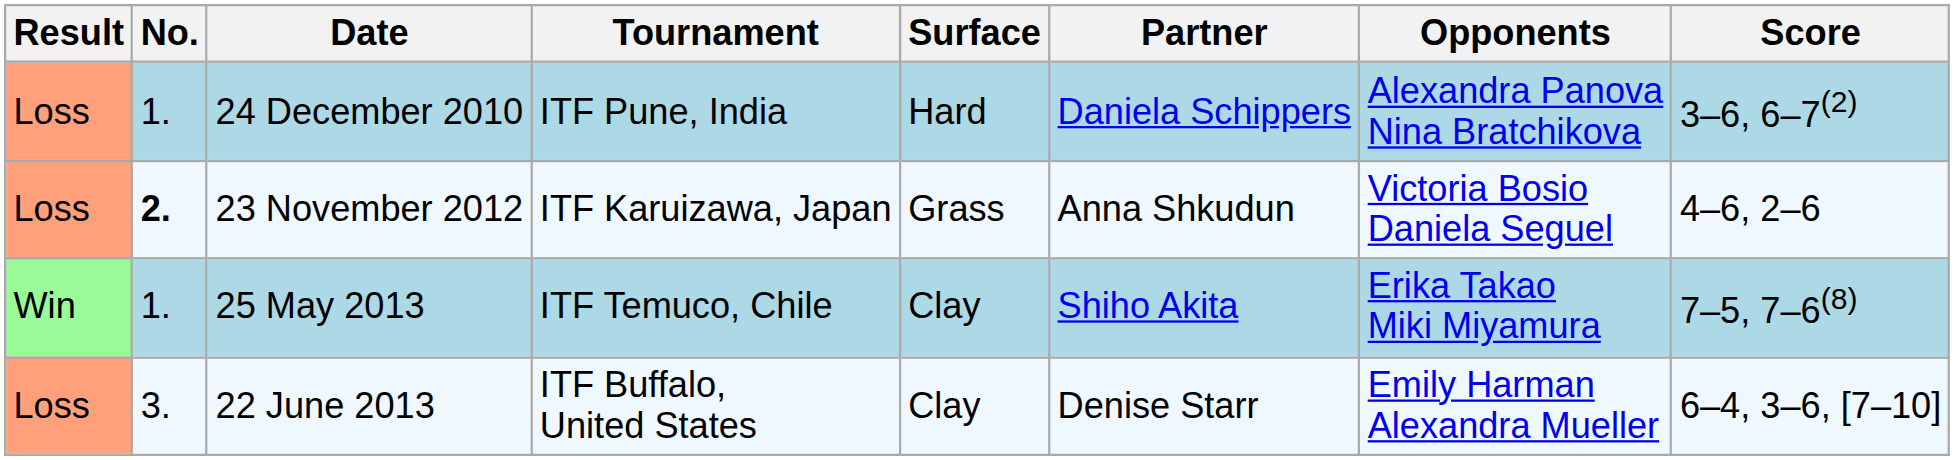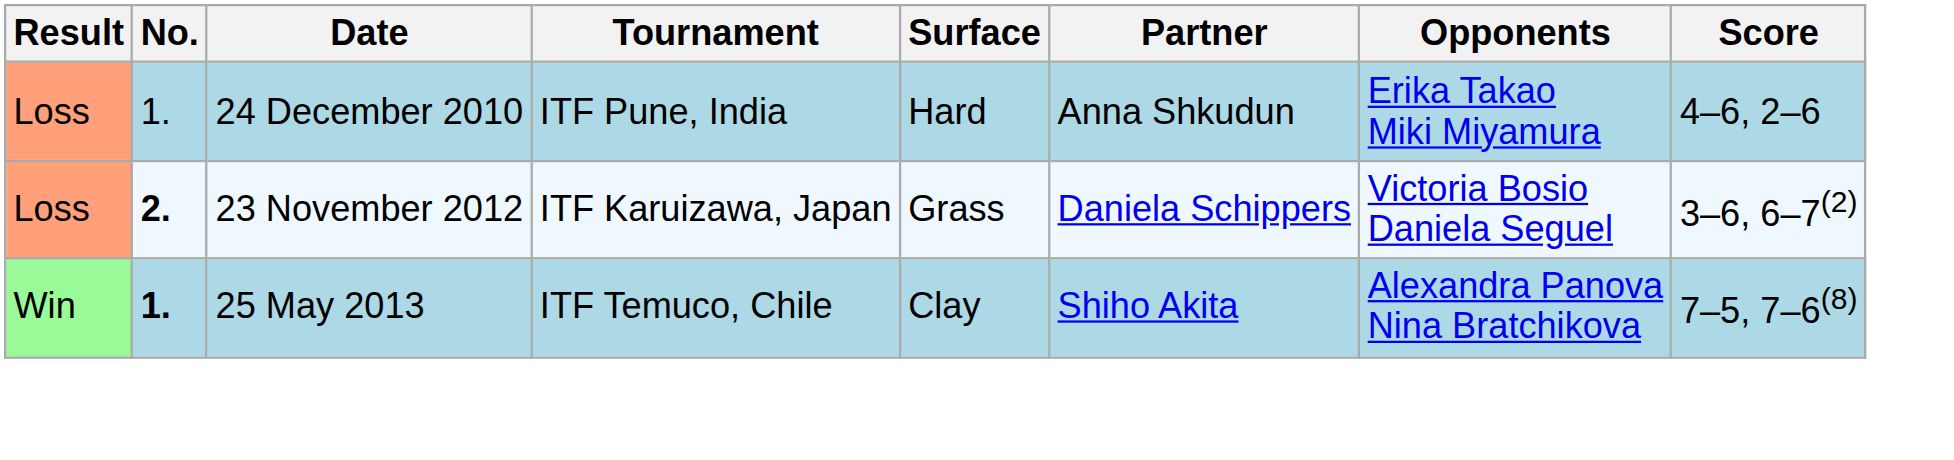(1204, 110) Daniela Schippers -> (1176, 110) Anna Shkudun
(1515, 110) Alexandra Panova Nina Bratchikova -> (1484, 110) Erika Takao Miki Miyamura
(1769, 110) 3–6, 6–7(2) -> (1750, 110) 4–6, 2–6
(1176, 208) Anna Shkudun -> (1204, 208) Daniela Schippers
(1750, 208) 4–6, 2–6 -> (1769, 208) 3–6, 6–7(2)
(156, 306) normal -> (156, 306) bold
(1484, 306) Erika Takao Miki Miyamura -> (1515, 306) Alexandra Panova Nina Bratchikova
- row: (325, 404)
